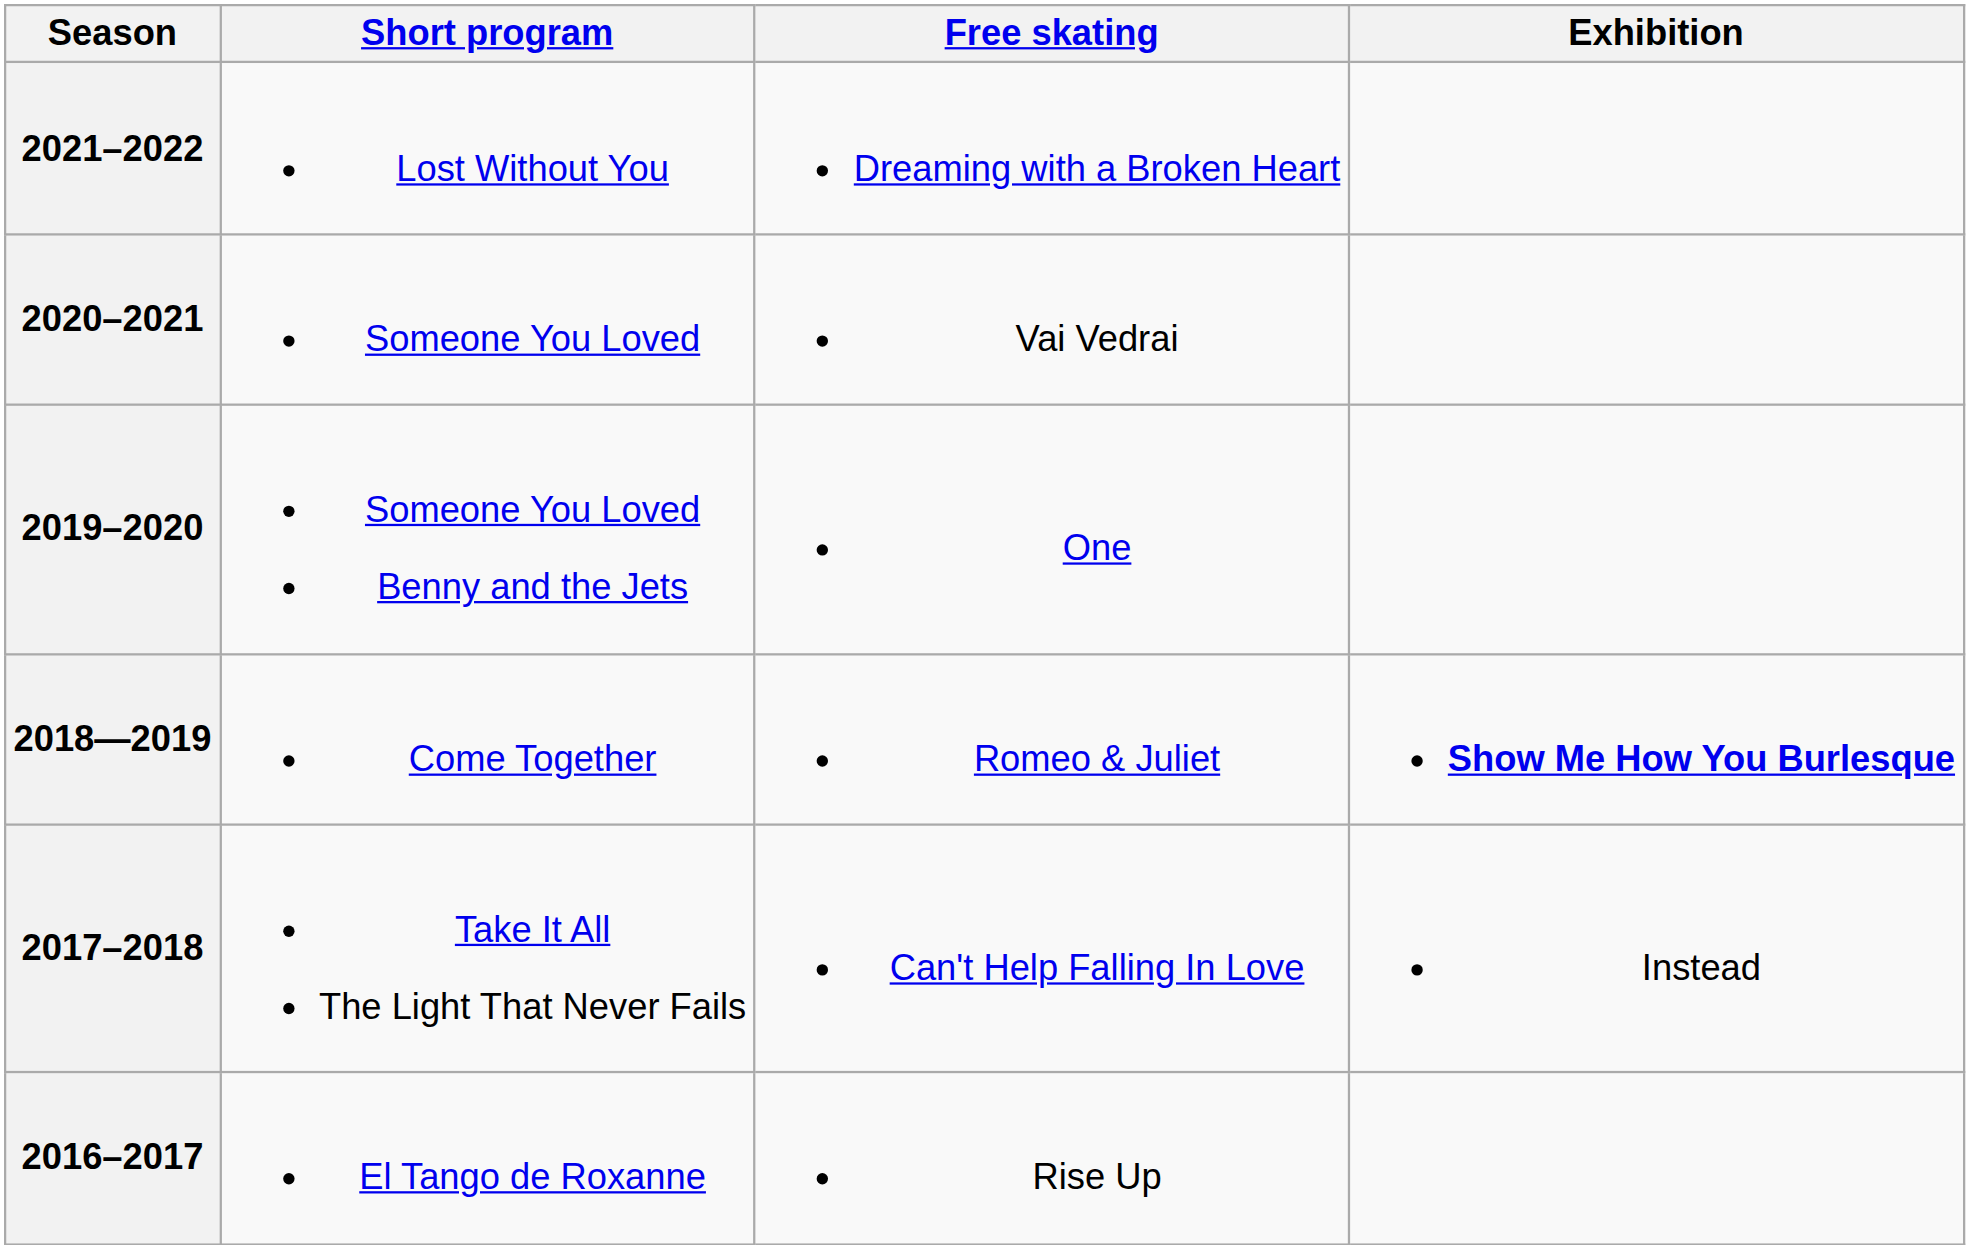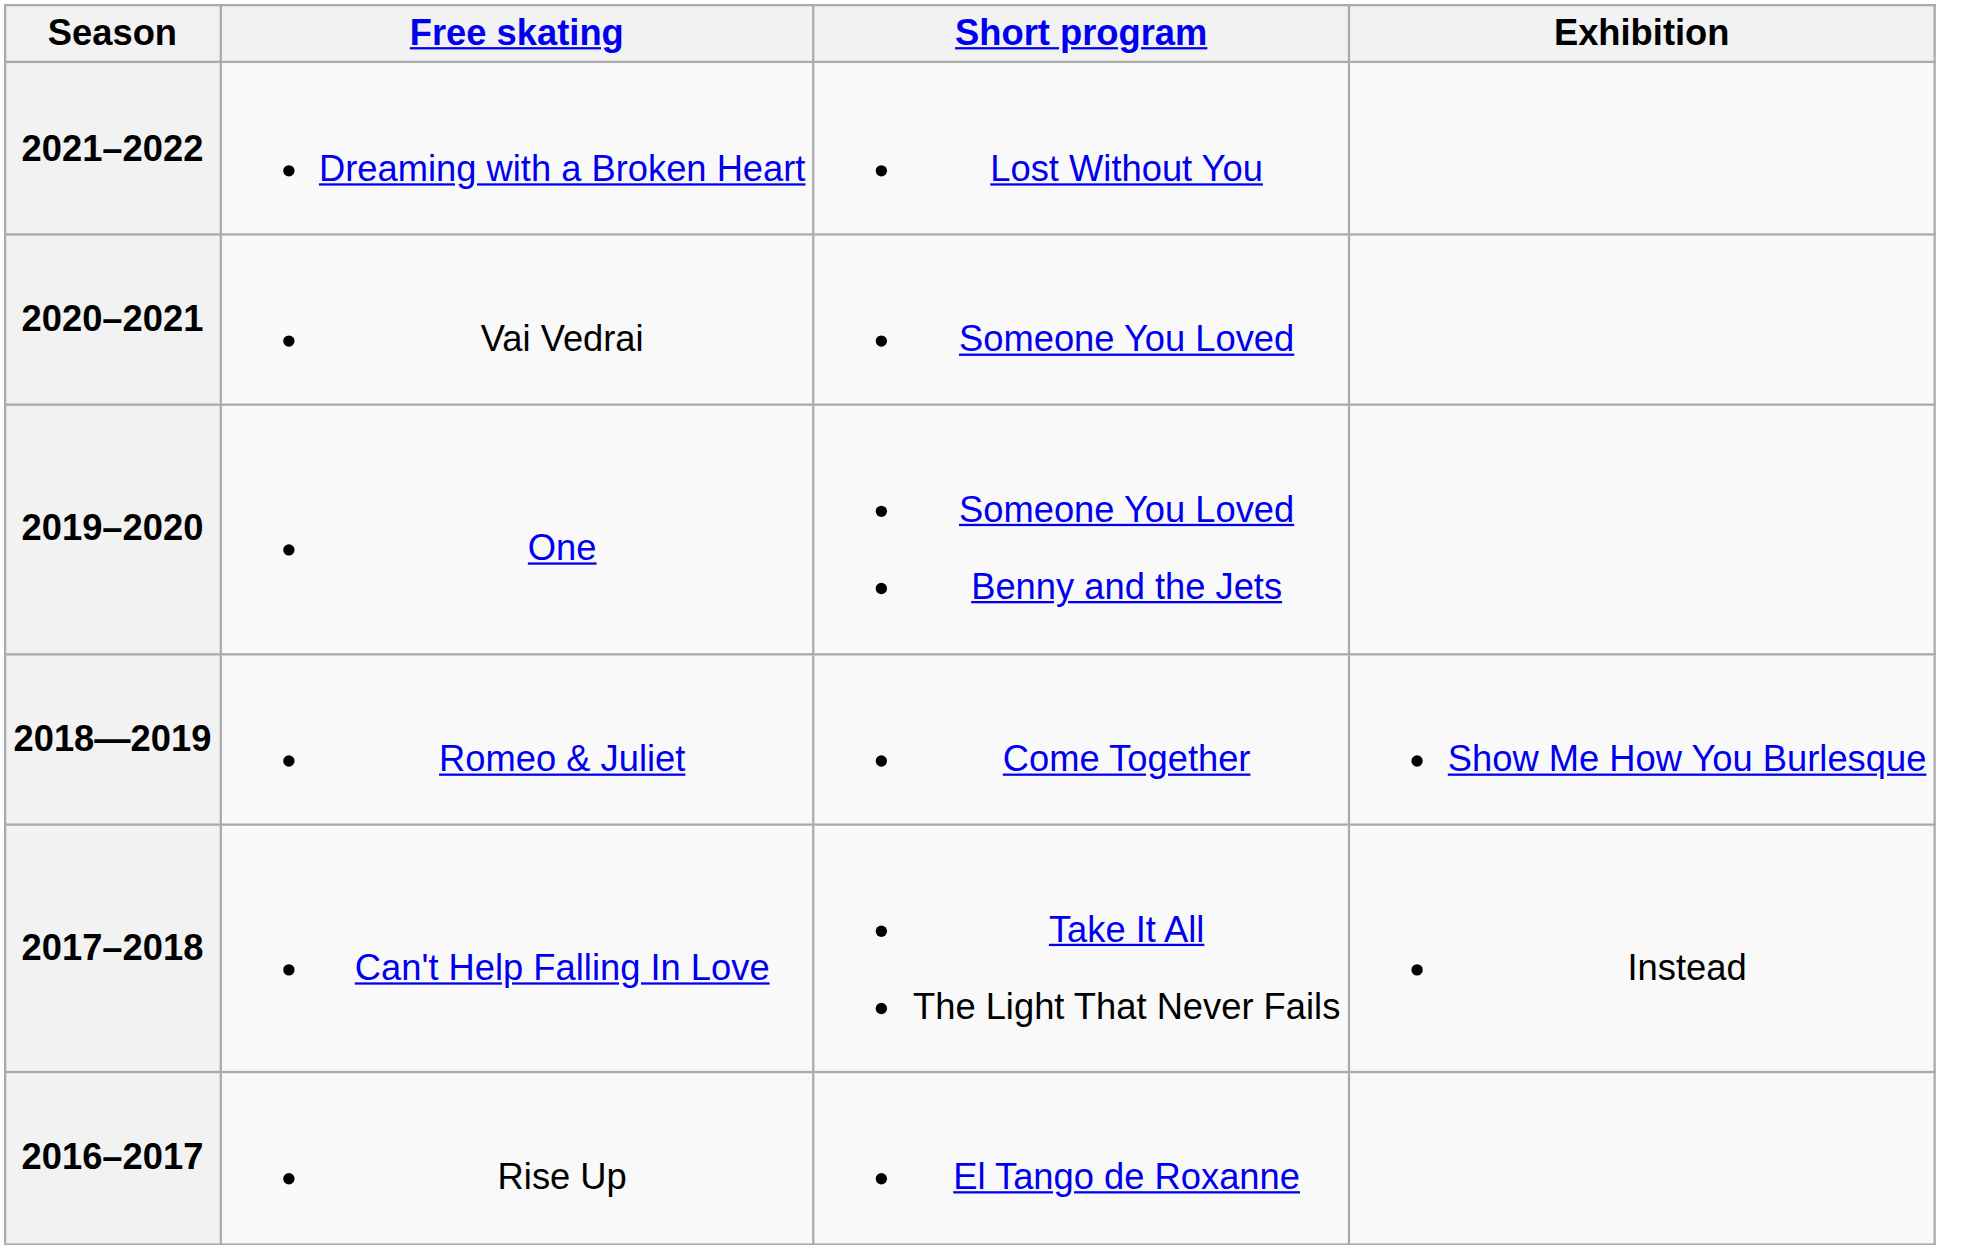columns swapped: (487, 33) <-> (1052, 33)
(1656, 759) bold -> (1642, 759) normal
